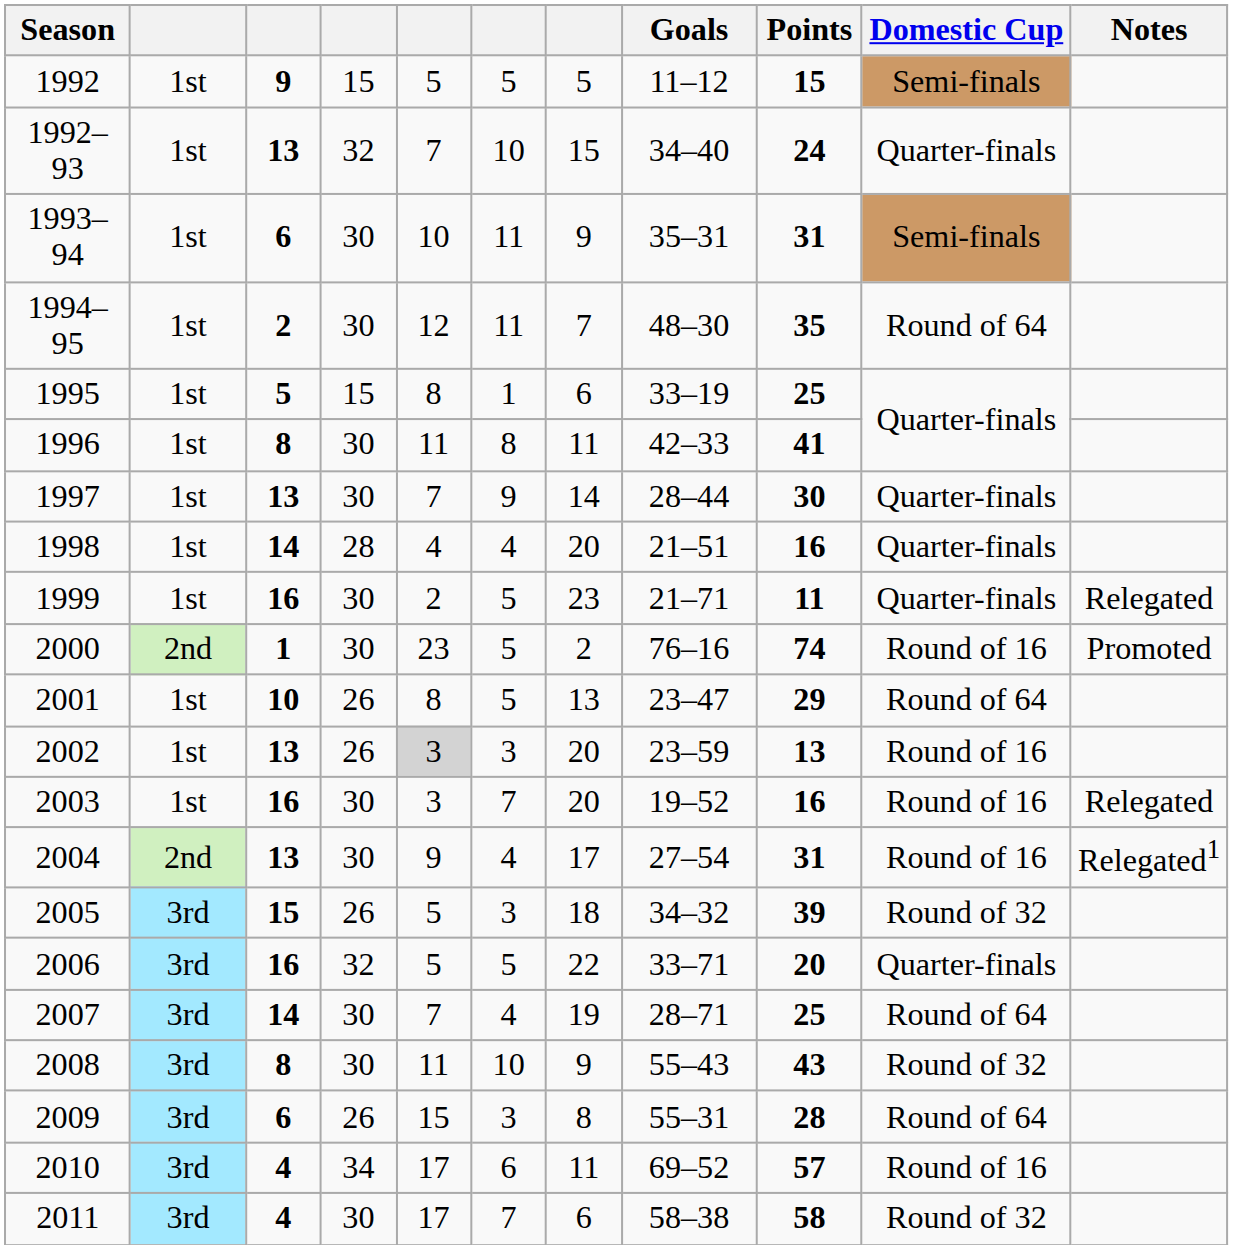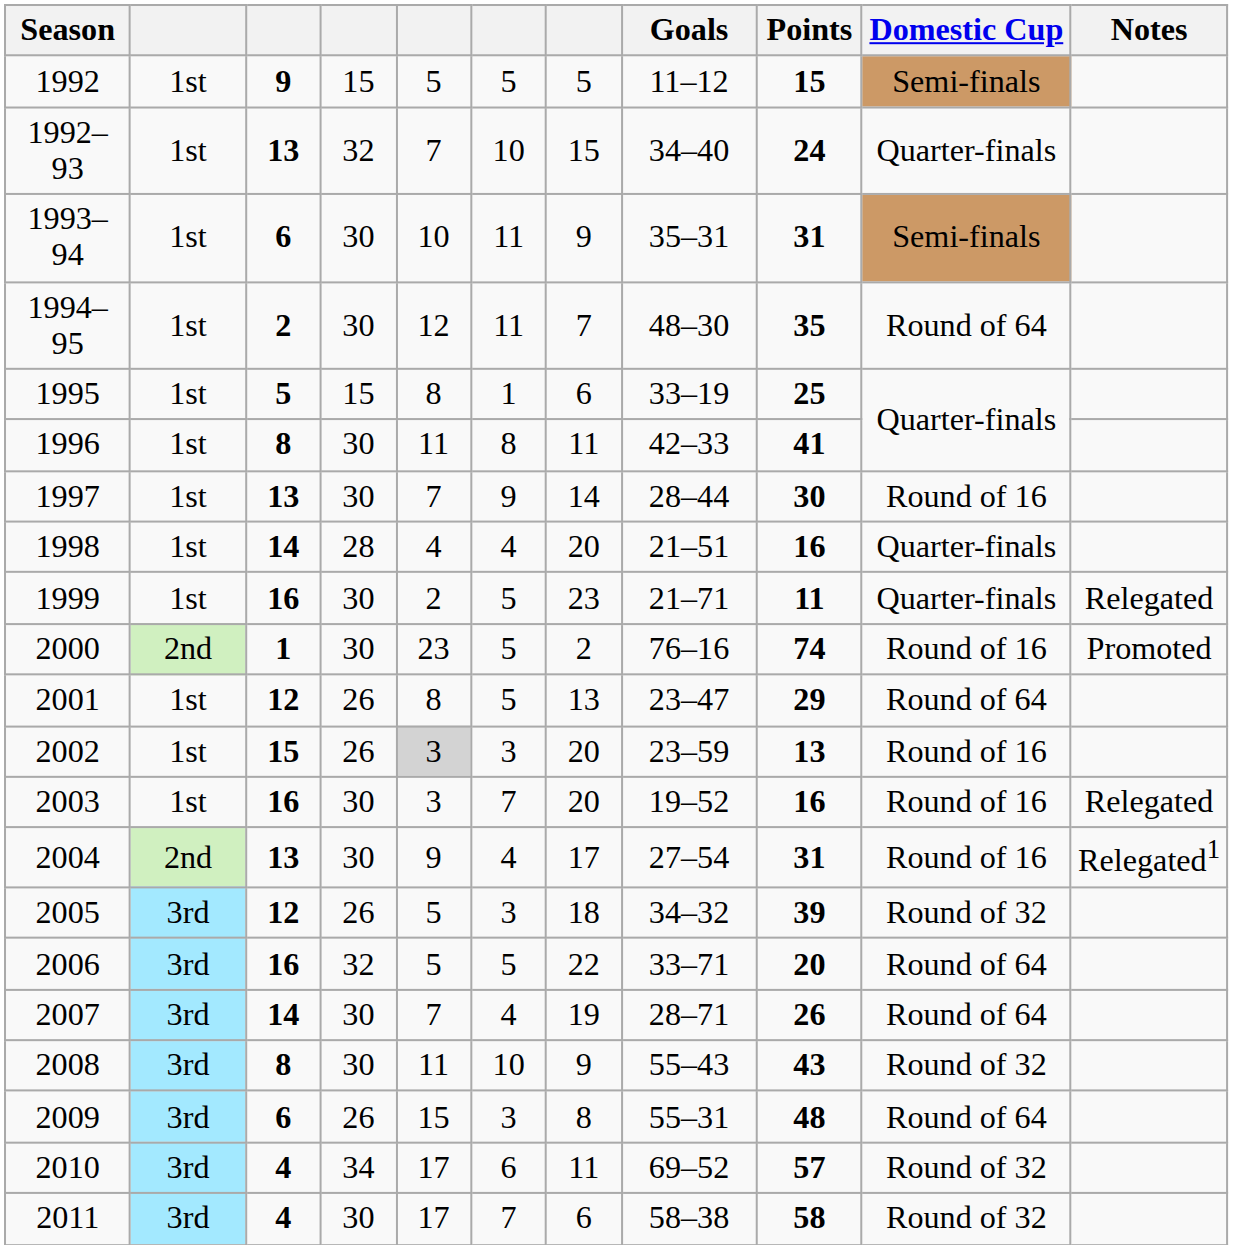(966, 495) Quarter-finals -> (966, 495) Round of 16
(283, 699) 10 -> (283, 699) 12
(283, 750) 13 -> (283, 750) 15
(283, 912) 15 -> (283, 912) 12
(966, 963) Quarter-finals -> (966, 963) Round of 64
(809, 1014) 25 -> (809, 1014) 26
(809, 1116) 28 -> (809, 1116) 48
(966, 1167) Round of 16 -> (966, 1167) Round of 32
